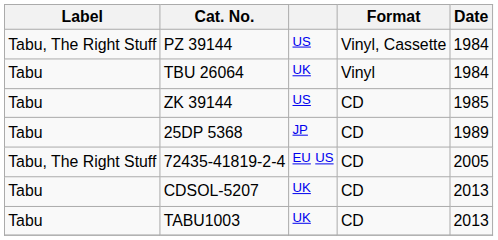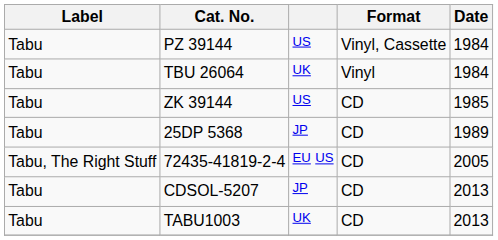(82, 44) Tabu, The Right Stuff -> (25, 44) Tabu
(302, 188) UK -> (300, 188) JP
